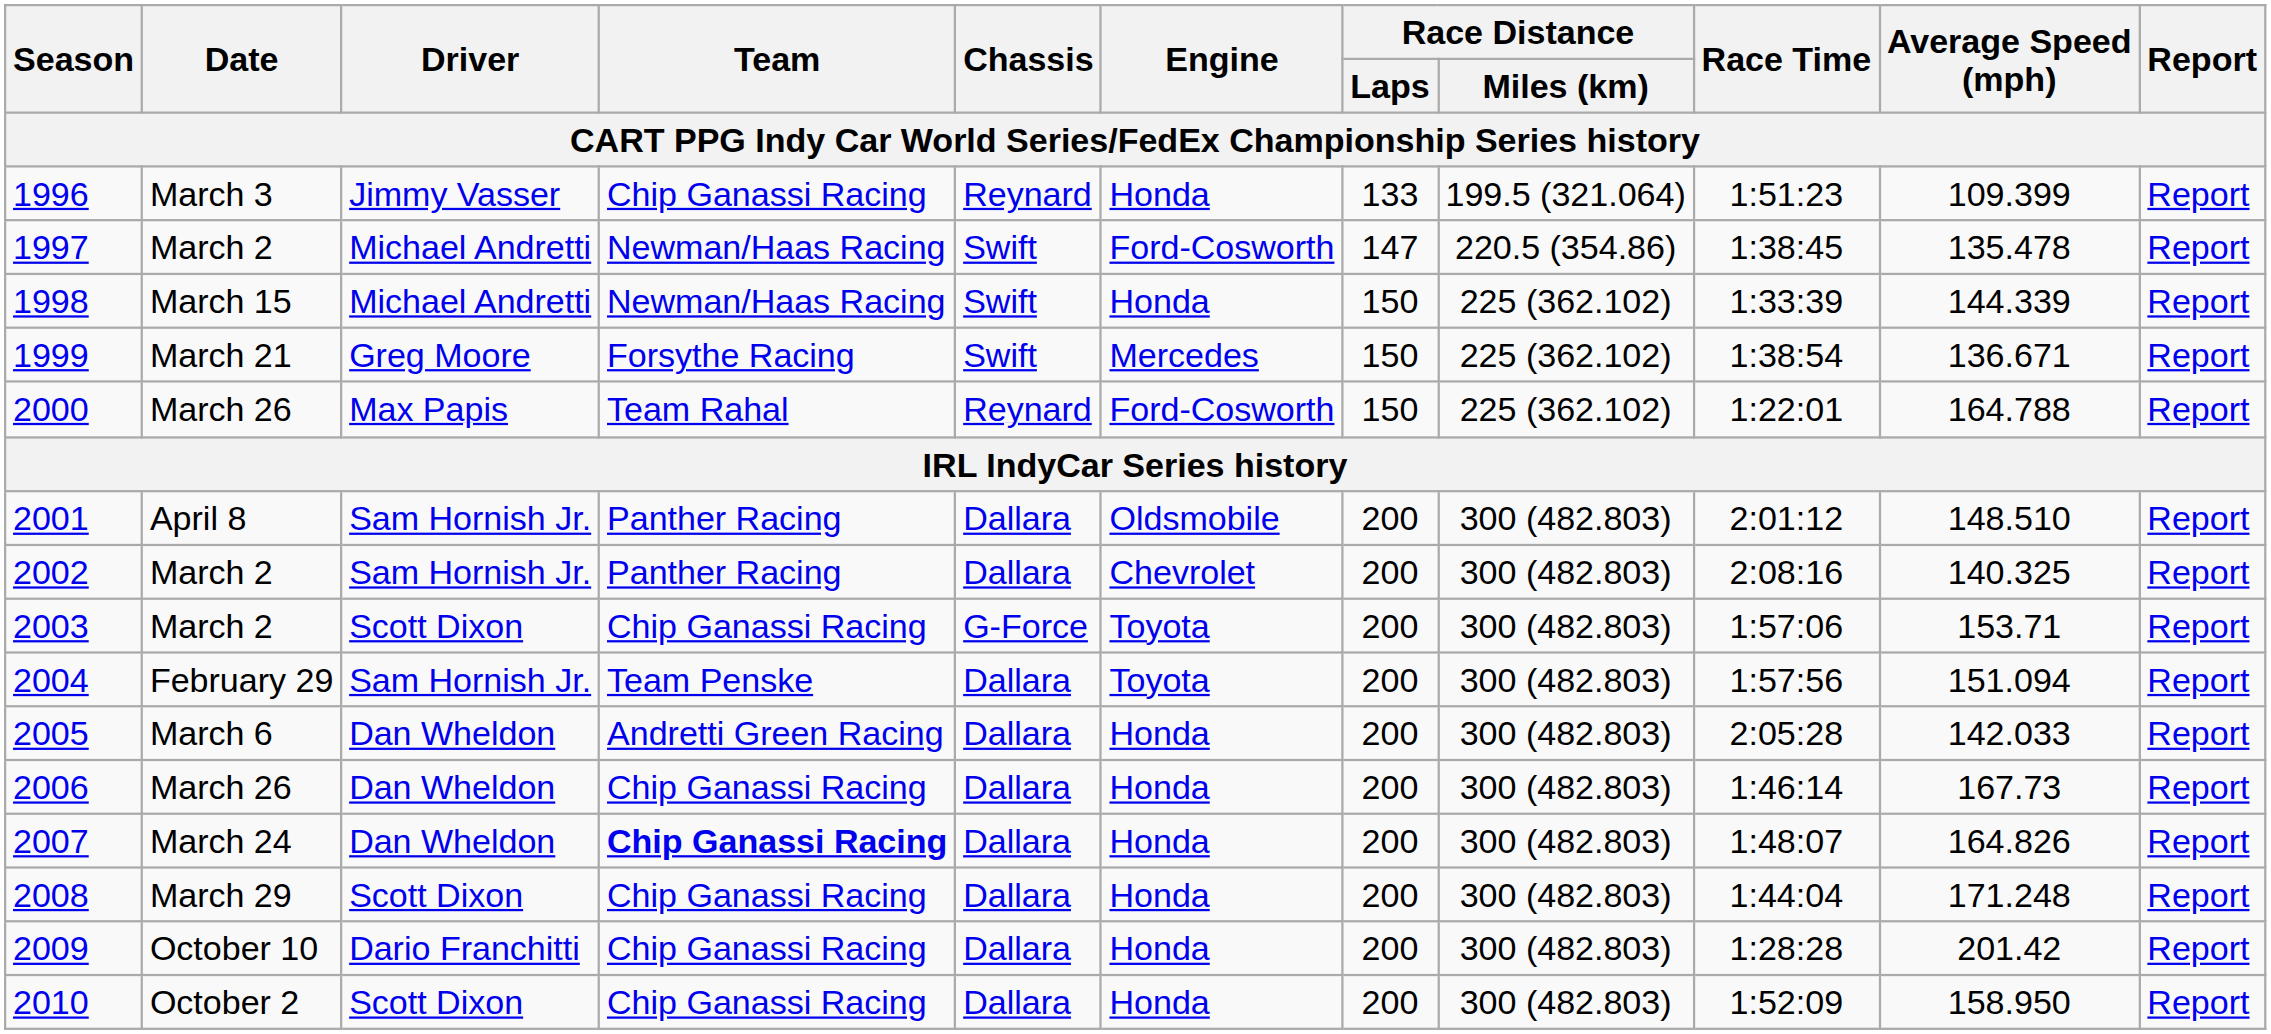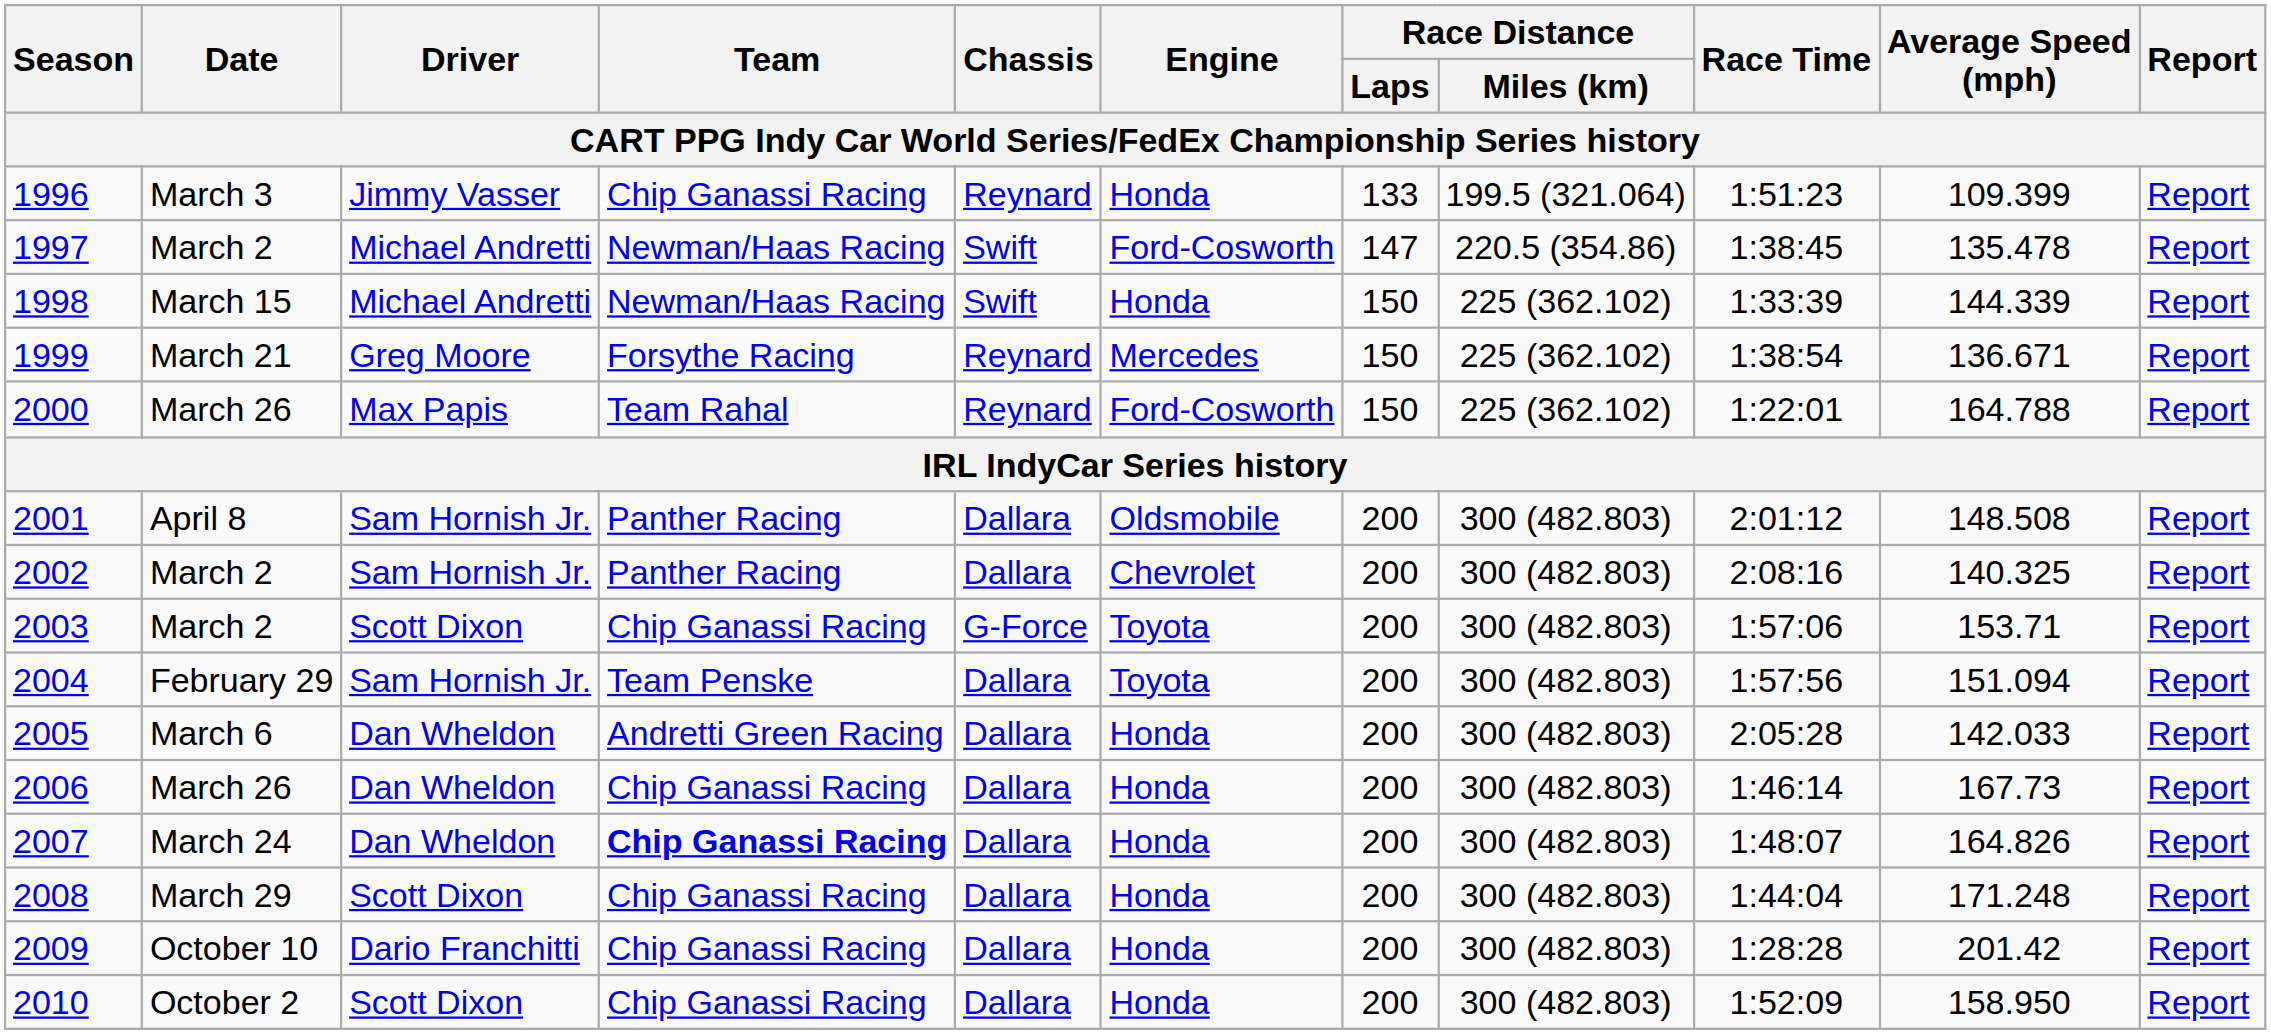(1000, 356) Swift -> (1027, 356) Reynard
(2009, 517) 148.510 -> (2009, 517) 148.508
